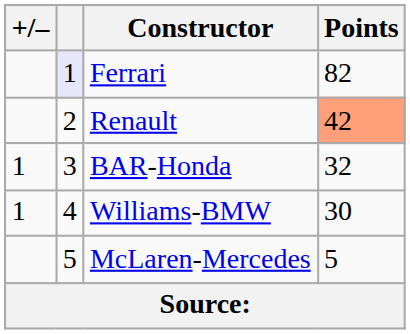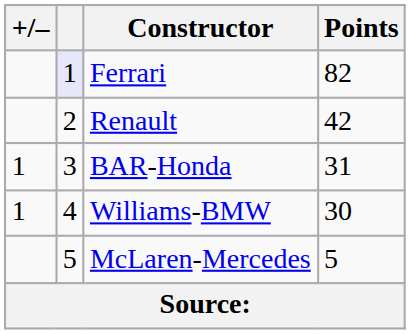(338, 119) lightsalmon background -> (338, 119) no background
(338, 165) 32 -> (338, 165) 31
